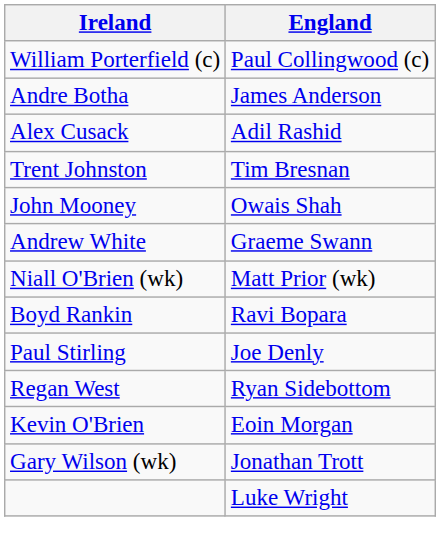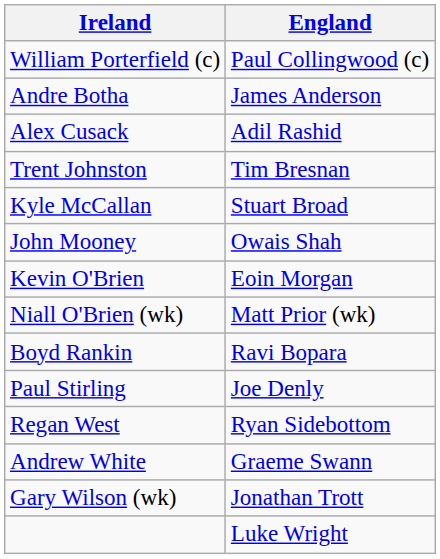+ row: (81, 205)
rows swapped: (77, 424) <-> (78, 242)
